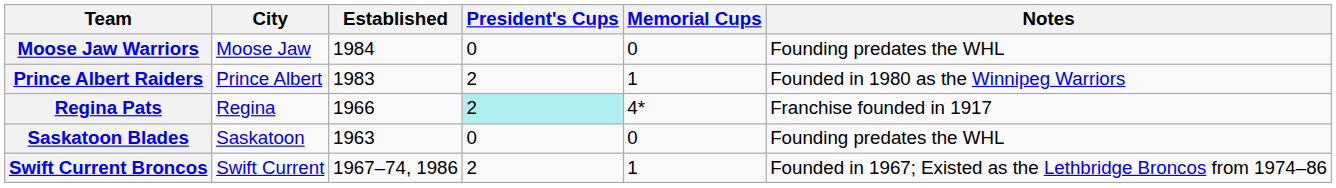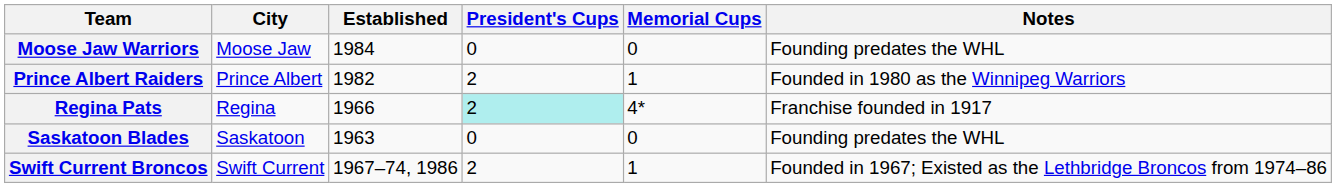(354, 78) 1983 -> (354, 78) 1982
